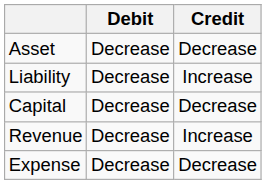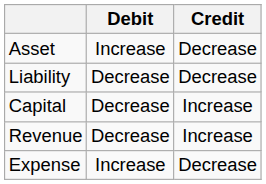(130, 48) Decrease -> (130, 48) Increase
(218, 77) Increase -> (218, 77) Decrease
(218, 106) Decrease -> (218, 106) Increase
(130, 164) Decrease -> (130, 164) Increase
